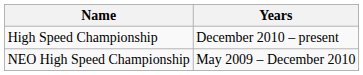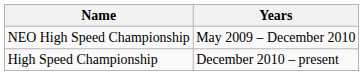rows swapped: (99, 59) <-> (83, 37)
